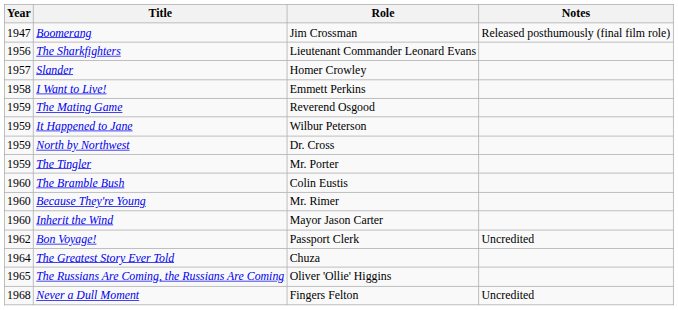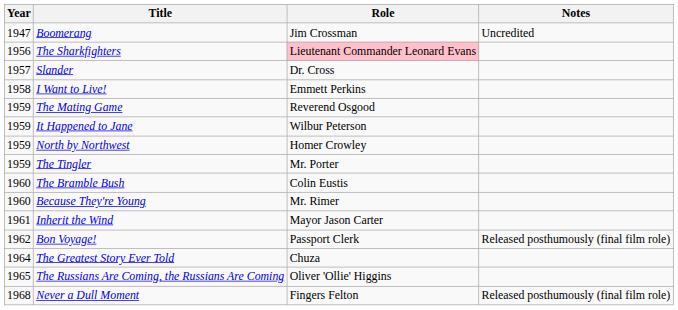(576, 32) Released posthumously (final film role) -> (508, 32) Uncredited
(383, 51) no background -> (383, 51) pink background
(328, 70) Homer Crowley -> (312, 70) Dr. Cross
(312, 145) Dr. Cross -> (328, 145) Homer Crowley
(19, 220) 1960 -> (19, 220) 1961
(508, 239) Uncredited -> (576, 239) Released posthumously (final film role)
(508, 295) Uncredited -> (576, 295) Released posthumously (final film role)
